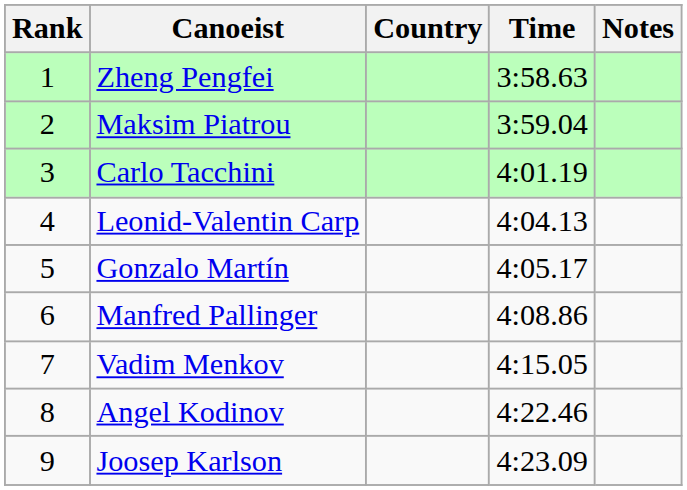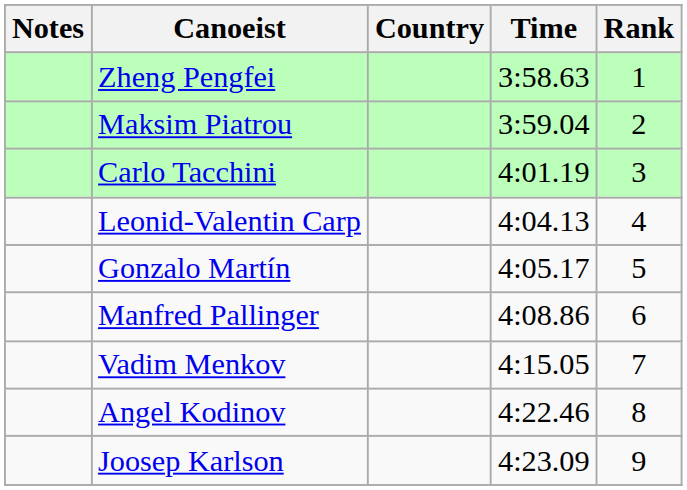columns swapped: (47, 28) <-> (638, 28)
